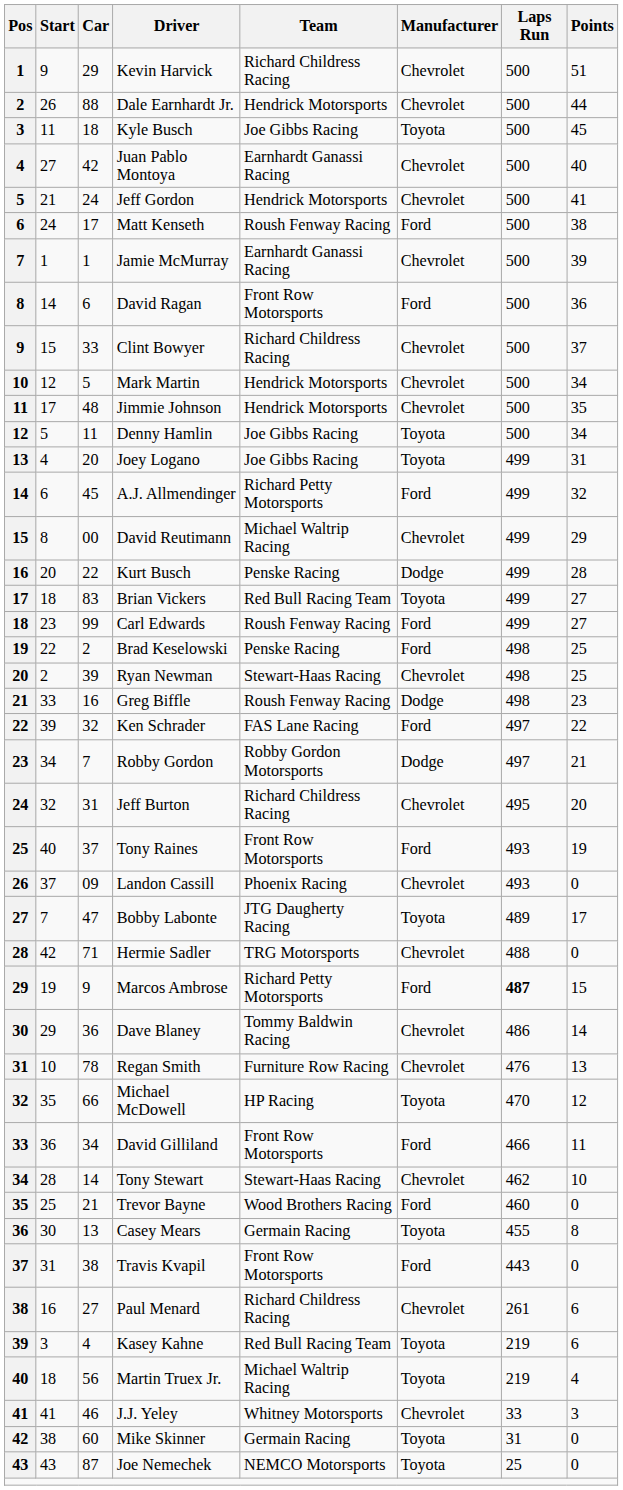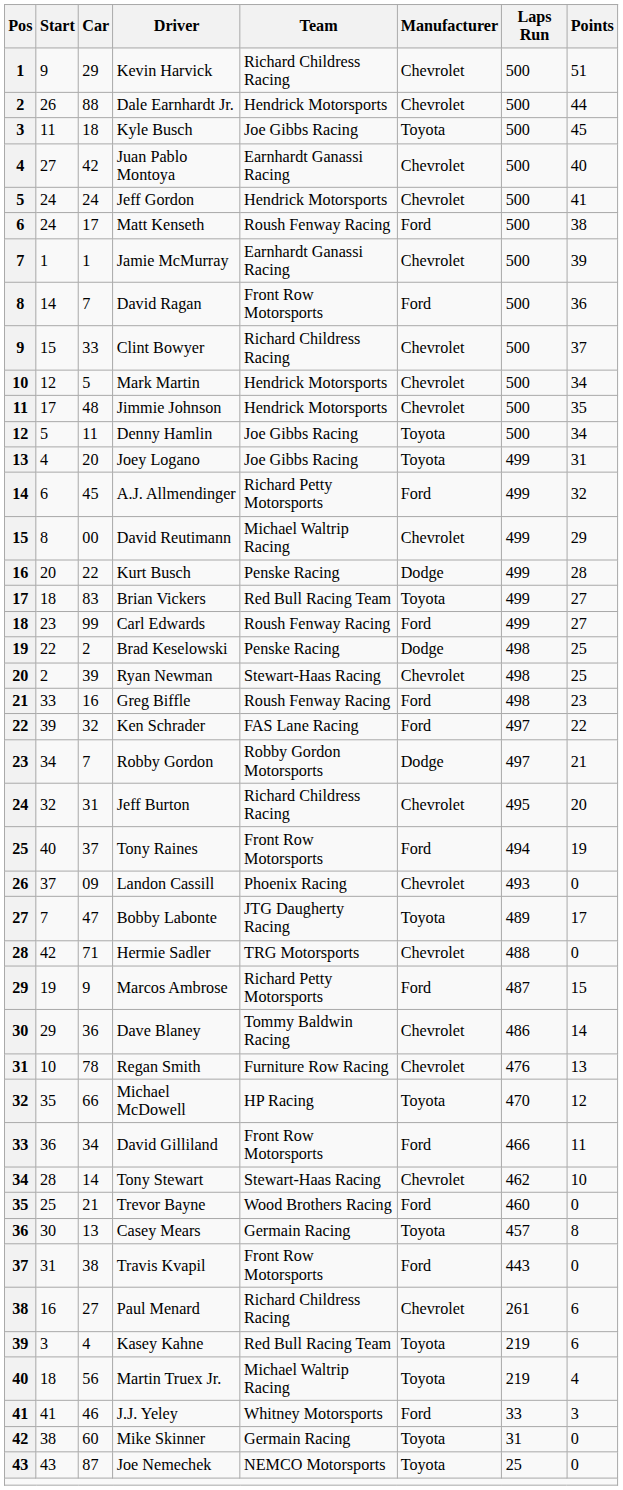(48, 199) 21 -> (48, 199) 24
(86, 304) 6 -> (86, 304) 7
(416, 649) Ford -> (422, 649) Dodge
(422, 700) Dodge -> (416, 700) Ford
(518, 848) 493 -> (518, 848) 494
(518, 987) bold -> (518, 987) normal
(518, 1230) 455 -> (518, 1230) 457
(433, 1413) Chevrolet -> (416, 1413) Ford
